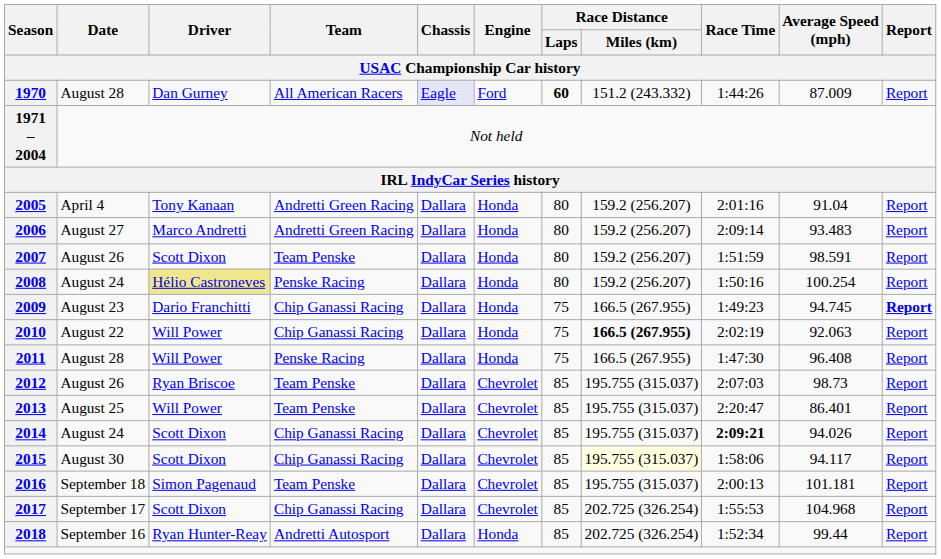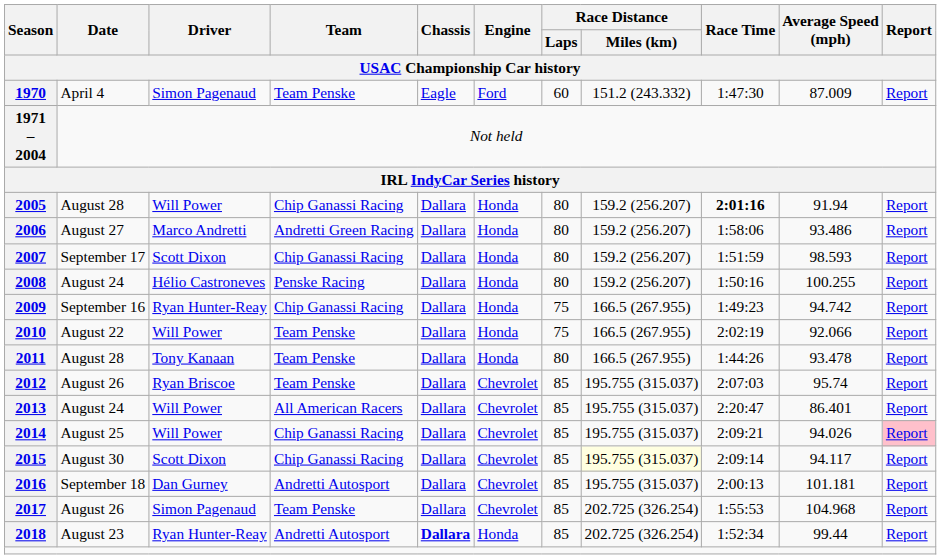(92, 93) August 28 -> (82, 93) April 4
(190, 93) Dan Gurney -> (204, 93) Simon Pagenaud
(338, 93) All American Racers -> (315, 93) Team Penske
(438, 93) lavender background -> (438, 93) no background
(561, 93) bold -> (561, 93) normal
(740, 93) 1:44:26 -> (740, 93) 1:47:30
(82, 205) April 4 -> (92, 205) August 28
(193, 205) Tony Kanaan -> (187, 205) Will Power
(344, 205) Andretti Green Racing -> (339, 205) Chip Ganassi Racing
(740, 205) normal -> (740, 205) bold
(831, 205) 91.04 -> (831, 205) 91.94
(740, 230) 2:09:14 -> (740, 230) 1:58:06
(831, 230) 93.483 -> (831, 230) 93.486
(92, 256) August 26 -> (103, 256) September 17
(315, 256) Team Penske -> (339, 256) Chip Ganassi Racing
(831, 256) 98.591 -> (831, 256) 98.593
(209, 281) khaki background -> (209, 281) no background
(831, 281) 100.254 -> (831, 281) 100.255
(92, 306) August 23 -> (103, 306) September 16
(202, 306) Dario Franchitti -> (210, 306) Ryan Hunter-Reay
(831, 306) 94.745 -> (831, 306) 94.742
(909, 306) bold -> (907, 306) normal
(339, 332) Chip Ganassi Racing -> (315, 332) Team Penske
(641, 332) bold -> (641, 332) normal
(831, 332) 92.063 -> (831, 332) 92.066
(187, 357) Will Power -> (193, 357) Tony Kanaan
(319, 357) Penske Racing -> (315, 357) Team Penske
(561, 357) 75 -> (561, 357) 80
(740, 357) 1:47:30 -> (740, 357) 1:44:26
(831, 357) 96.408 -> (831, 357) 93.478
(831, 382) 98.73 -> (831, 382) 95.74
(92, 408) August 25 -> (92, 408) August 24
(315, 408) Team Penske -> (338, 408) All American Racers
(92, 433) August 24 -> (92, 433) August 25
(189, 433) Scott Dixon -> (187, 433) Will Power
(740, 433) bold -> (740, 433) normal
(907, 433) no background -> (907, 433) pink background
(740, 458) 1:58:06 -> (740, 458) 2:09:14
(204, 484) Simon Pagenaud -> (190, 484) Dan Gurney
(315, 484) Team Penske -> (332, 484) Andretti Autosport
(103, 509) September 17 -> (92, 509) August 26
(189, 509) Scott Dixon -> (204, 509) Simon Pagenaud
(339, 509) Chip Ganassi Racing -> (315, 509) Team Penske
(103, 534) September 16 -> (92, 534) August 23
(443, 534) normal -> (446, 534) bold
